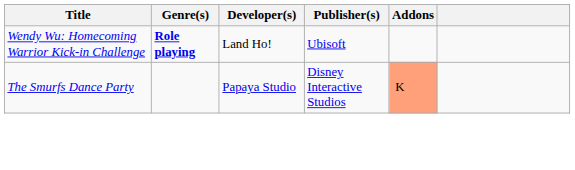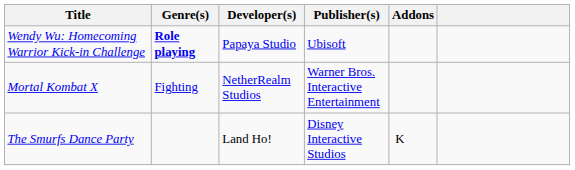(247, 44) Land Ho! -> (259, 44) Papaya Studio
+ row: (53, 87)
(259, 87) Papaya Studio -> (247, 139) Land Ho!
(400, 87) lightsalmon background -> (400, 139) no background
